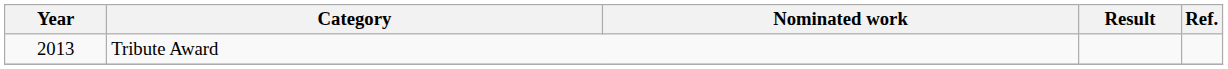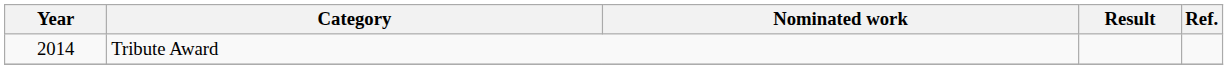(56, 49) 2013 -> (56, 49) 2014
